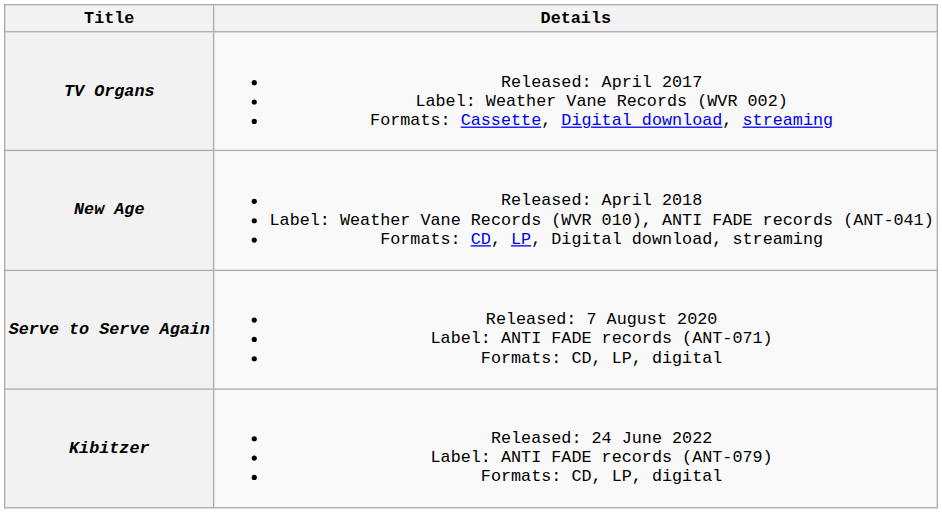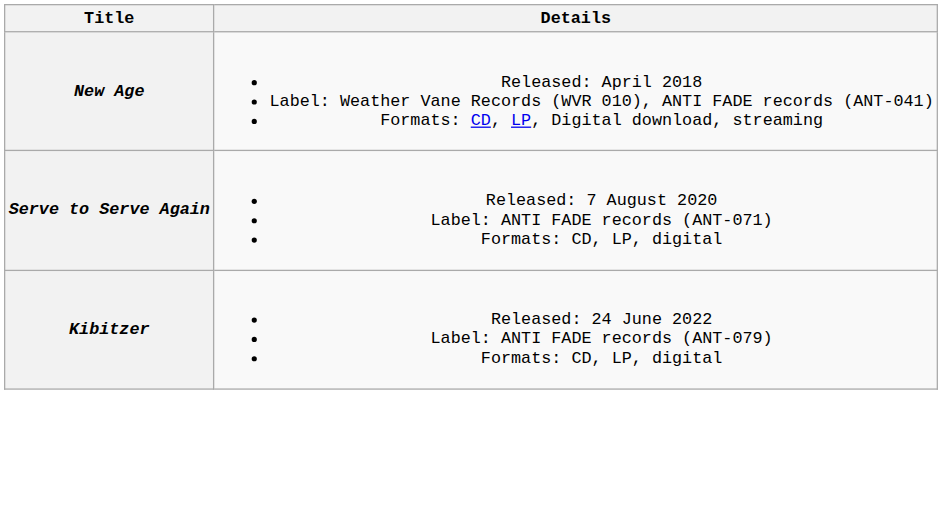- row: (109, 91)
